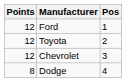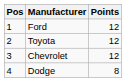columns swapped: (111, 12) <-> (21, 12)
